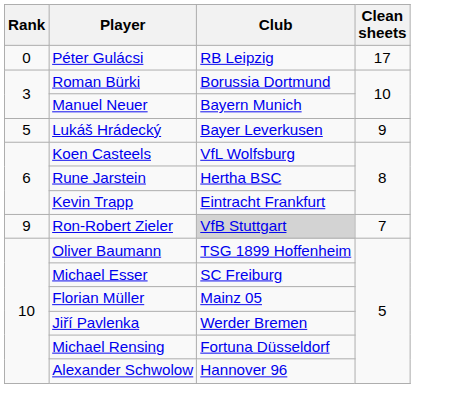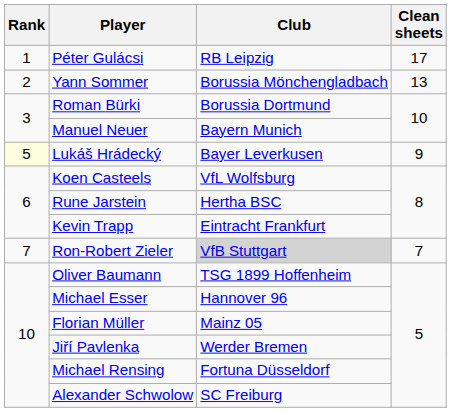(27, 57) 0 -> (27, 57) 1
+ row: (100, 81)
(27, 130) no background -> (27, 154) lightyellow background
(27, 226) 9 -> (27, 250) 7
(241, 274) SC Freiburg -> (244, 298) Hannover 96
(244, 371) Hannover 96 -> (241, 395) SC Freiburg
